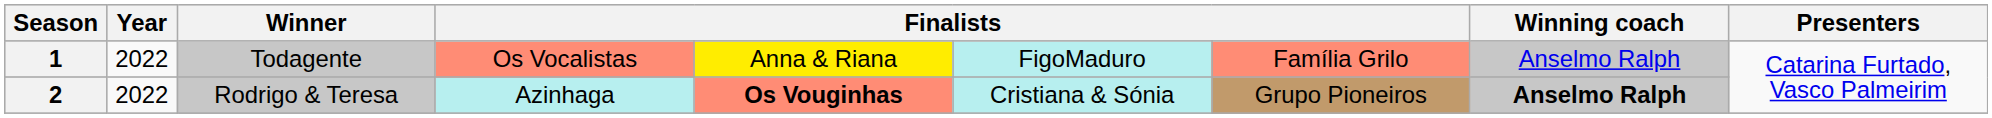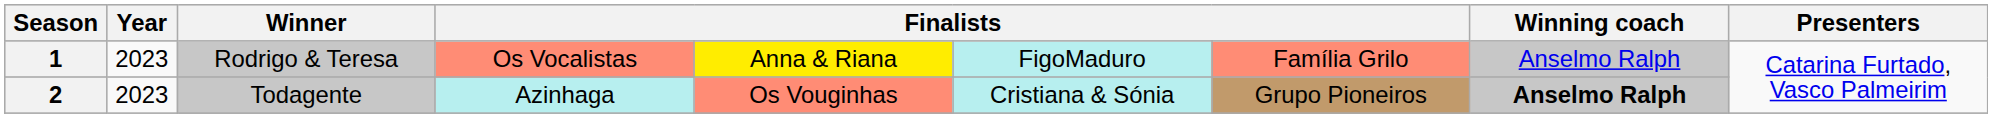(142, 58) 2022 -> (142, 58) 2023
(306, 58) Todagente -> (306, 58) Rodrigo & Teresa
(142, 95) 2022 -> (142, 95) 2023
(306, 95) Rodrigo & Teresa -> (306, 95) Todagente
(824, 95) bold -> (824, 95) normal
